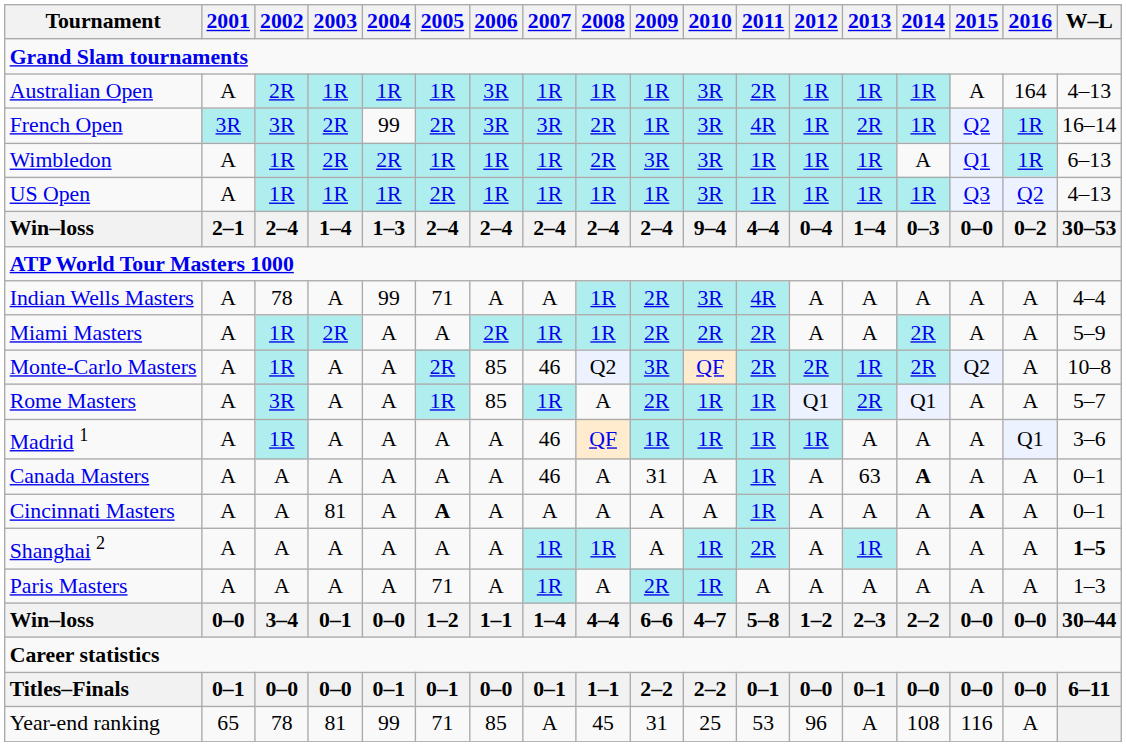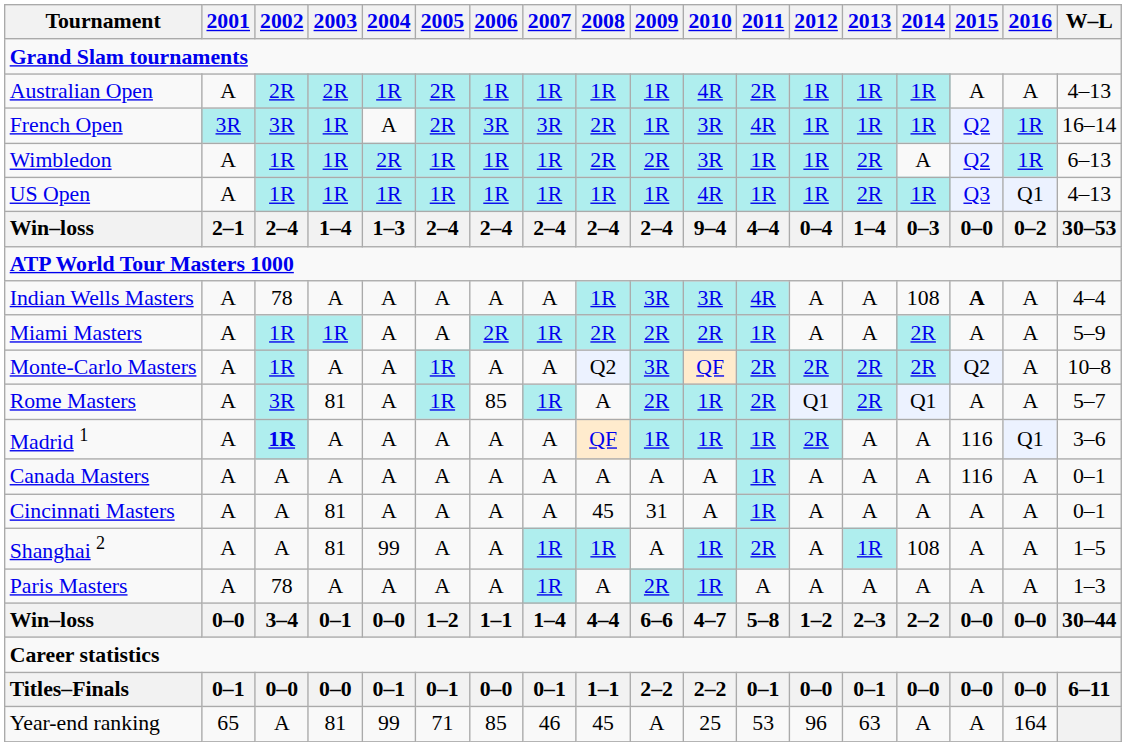(335, 90) 1R -> (335, 90) 2R
(442, 90) 1R -> (442, 90) 2R
(496, 90) 3R -> (496, 90) 1R
(710, 90) 3R -> (710, 90) 4R
(1030, 90) 164 -> (1030, 90) A
(335, 125) 2R -> (335, 125) 1R
(389, 125) 99 -> (389, 125) A
(870, 125) 2R -> (870, 125) 1R
(335, 159) 2R -> (335, 159) 1R
(657, 159) 3R -> (657, 159) 2R
(870, 159) 1R -> (870, 159) 2R
(977, 159) Q1 -> (977, 159) Q2
(442, 194) 2R -> (442, 194) 1R
(710, 194) 3R -> (710, 194) 4R
(870, 194) 1R -> (870, 194) 2R
(1030, 194) Q2 -> (1030, 194) Q1
(389, 297) 99 -> (389, 297) A
(442, 297) 71 -> (442, 297) A
(657, 297) 2R -> (657, 297) 3R
(923, 297) A -> (923, 297) 108
(977, 297) normal -> (977, 297) bold
(335, 332) 2R -> (335, 332) 1R
(603, 332) 1R -> (603, 332) 2R
(763, 332) 2R -> (763, 332) 1R
(442, 366) 2R -> (442, 366) 1R
(496, 366) 85 -> (496, 366) A
(550, 366) 46 -> (550, 366) A
(870, 366) 1R -> (870, 366) 2R
(335, 401) A -> (335, 401) 81
(763, 401) 1R -> (763, 401) 2R
(282, 438) normal -> (282, 438) bold
(550, 438) 46 -> (550, 438) A
(816, 438) 1R -> (816, 438) 2R
(977, 438) A -> (977, 438) 116
(550, 476) 46 -> (550, 476) A
(657, 476) 31 -> (657, 476) A
(870, 476) 63 -> (870, 476) A
(923, 476) bold -> (923, 476) normal
(977, 476) A -> (977, 476) 116
(442, 510) bold -> (442, 510) normal
(603, 510) A -> (603, 510) 45
(657, 510) A -> (657, 510) 31
(977, 510) bold -> (977, 510) normal
(335, 548) A -> (335, 548) 81
(389, 548) A -> (389, 548) 99
(923, 548) A -> (923, 548) 108
(1089, 548) bold -> (1089, 548) normal
(282, 585) A -> (282, 585) 78
(442, 585) 71 -> (442, 585) A
(282, 723) 78 -> (282, 723) A
(550, 723) A -> (550, 723) 46
(657, 723) 31 -> (657, 723) A
(870, 723) A -> (870, 723) 63
(923, 723) 108 -> (923, 723) A
(977, 723) 116 -> (977, 723) A
(1030, 723) A -> (1030, 723) 164
